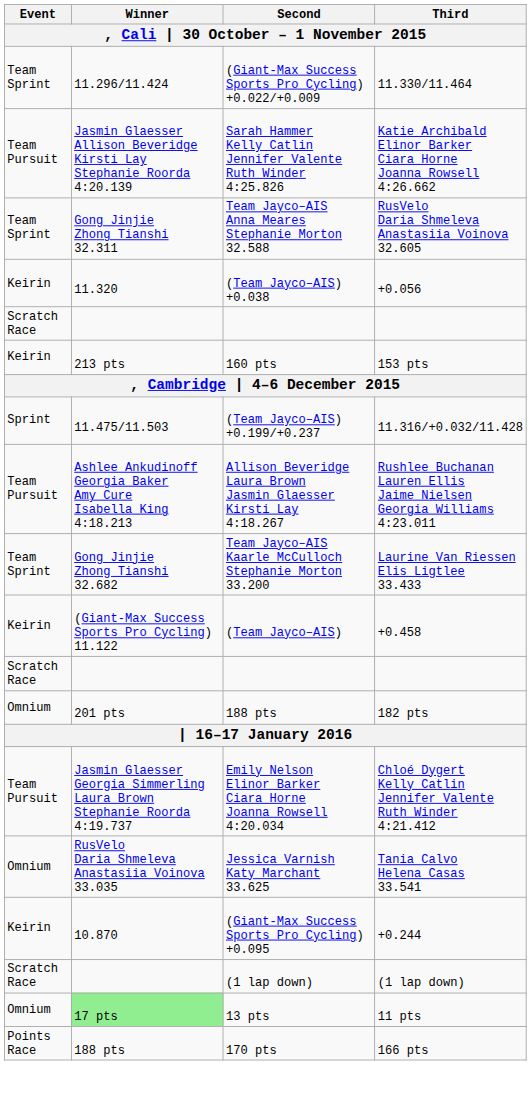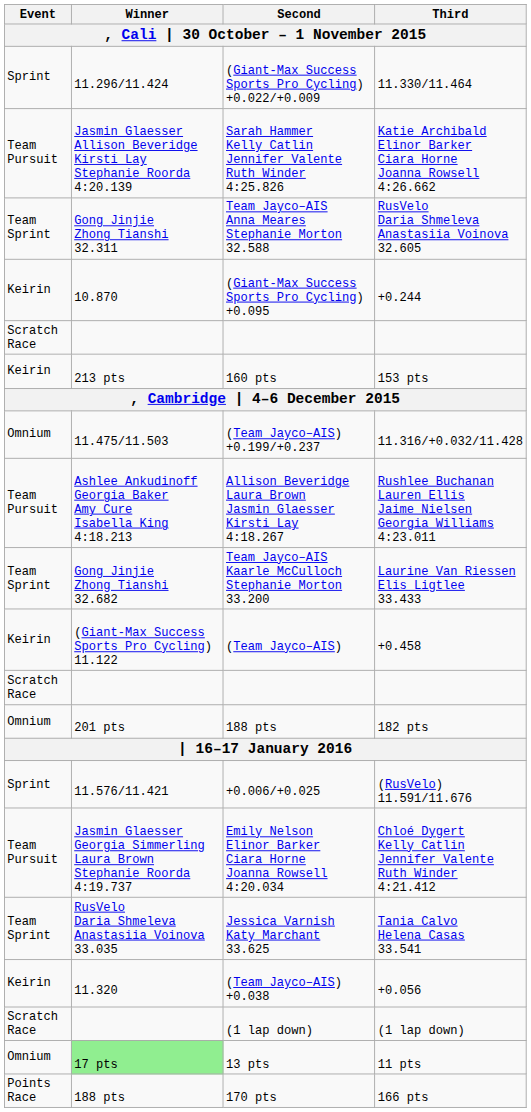(29, 77) Team Sprint -> (29, 77) Sprint
rows swapped: (295, 935) <-> (284, 290)
(29, 420) Sprint -> (29, 434) Omnium
+ row: (273, 791)
(29, 867) Omnium -> (29, 928) Team Sprint
